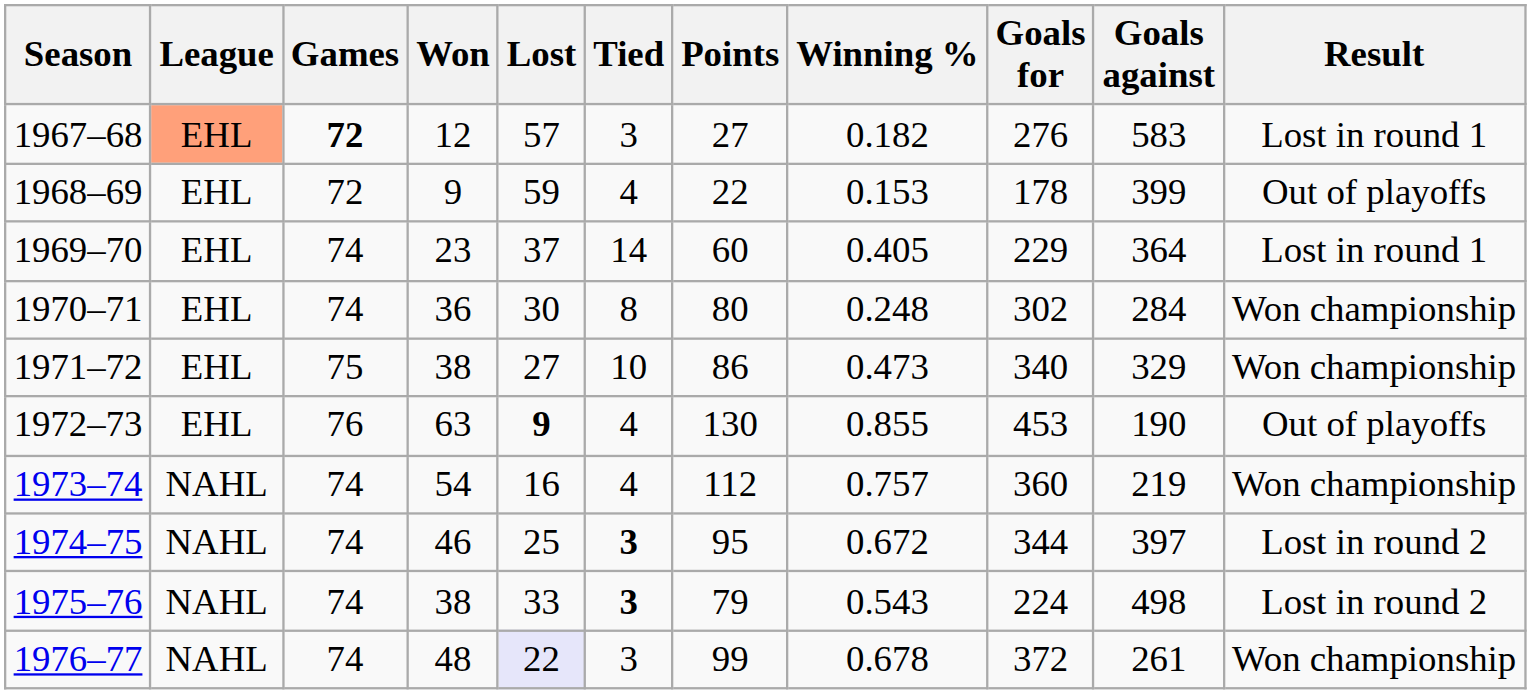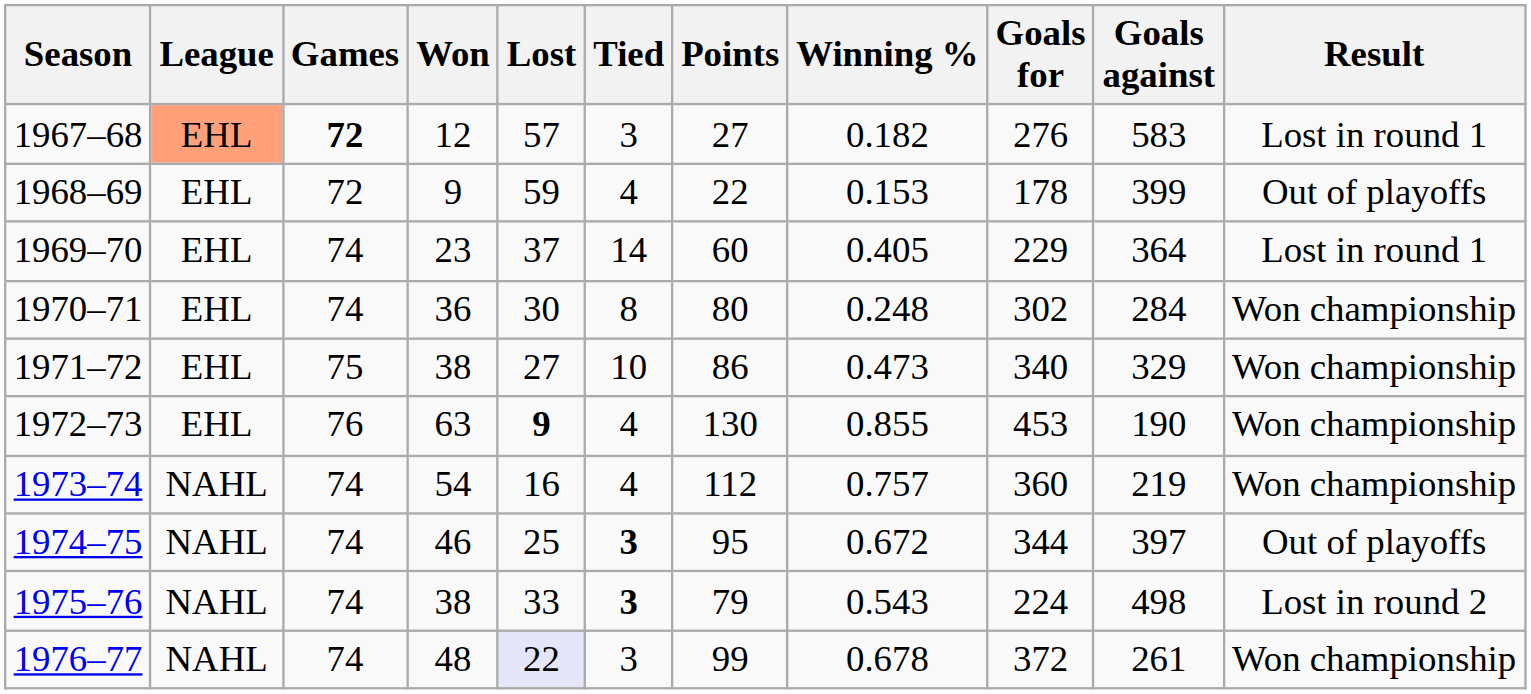(1374, 425) Out of playoffs -> (1374, 425) Won championship
(1374, 541) Lost in round 2 -> (1374, 541) Out of playoffs
